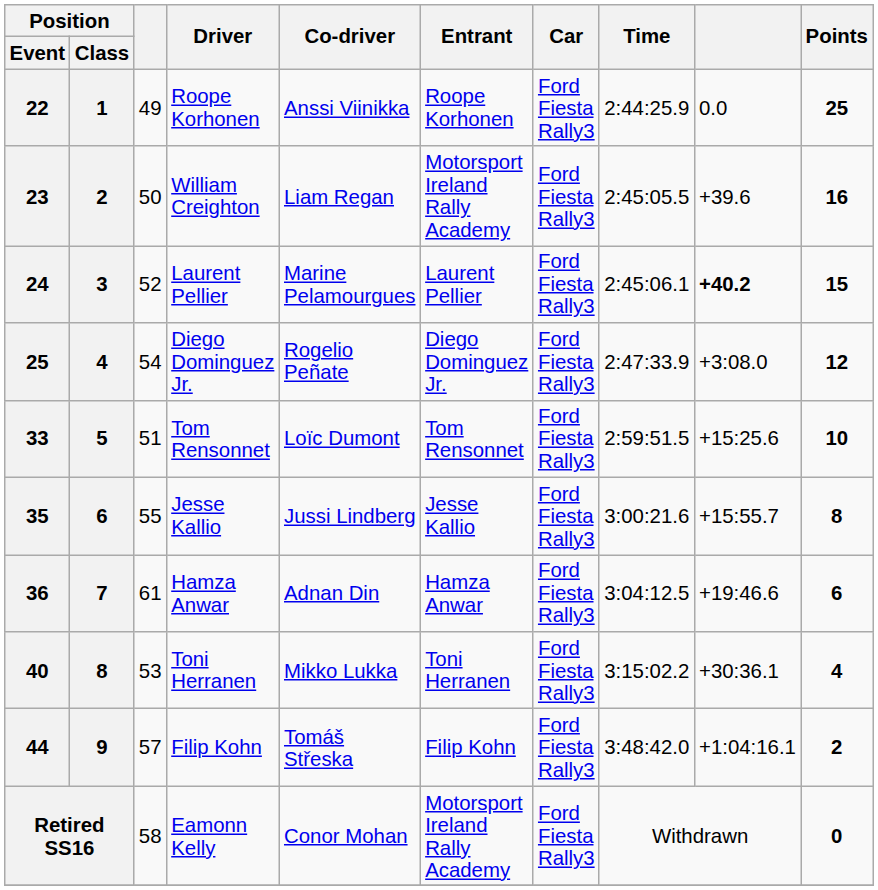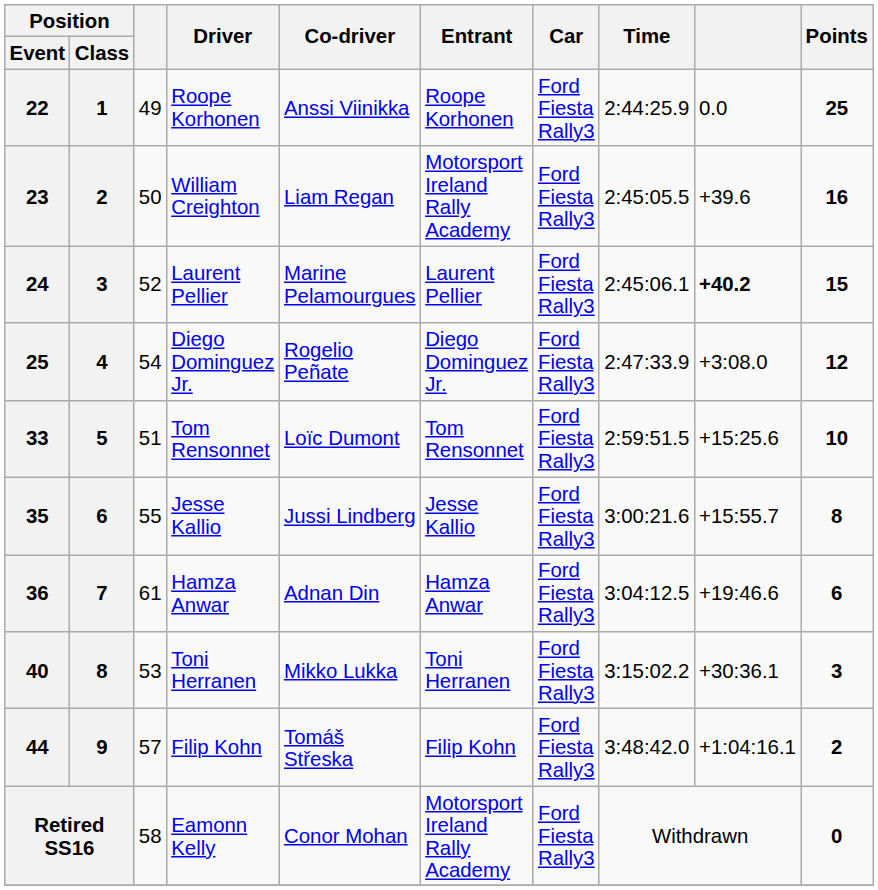(837, 670) 4 -> (837, 670) 3
